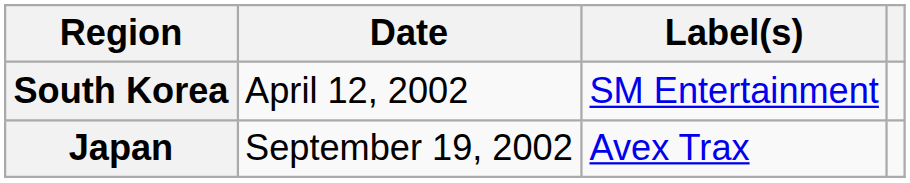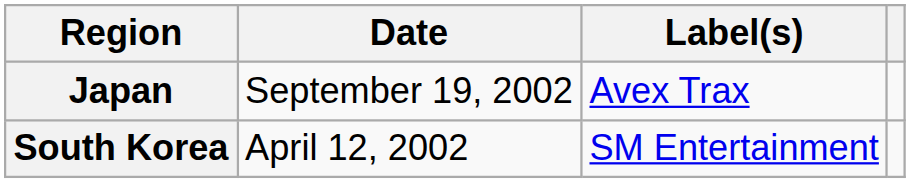rows swapped: (121, 90) <-> (121, 147)
